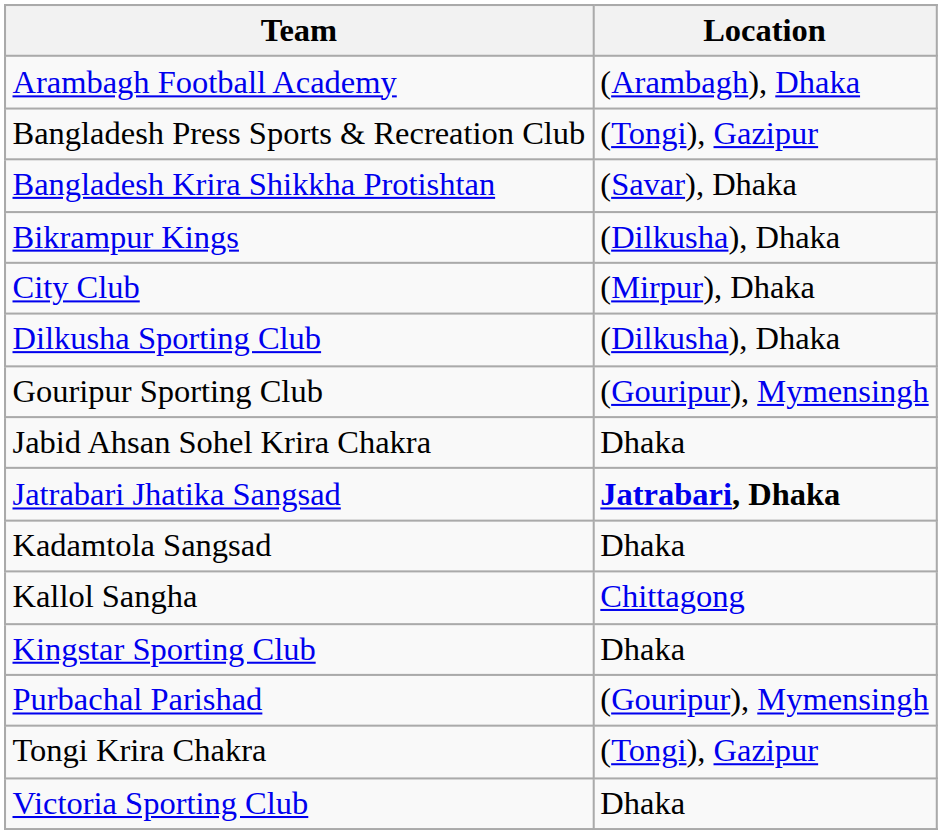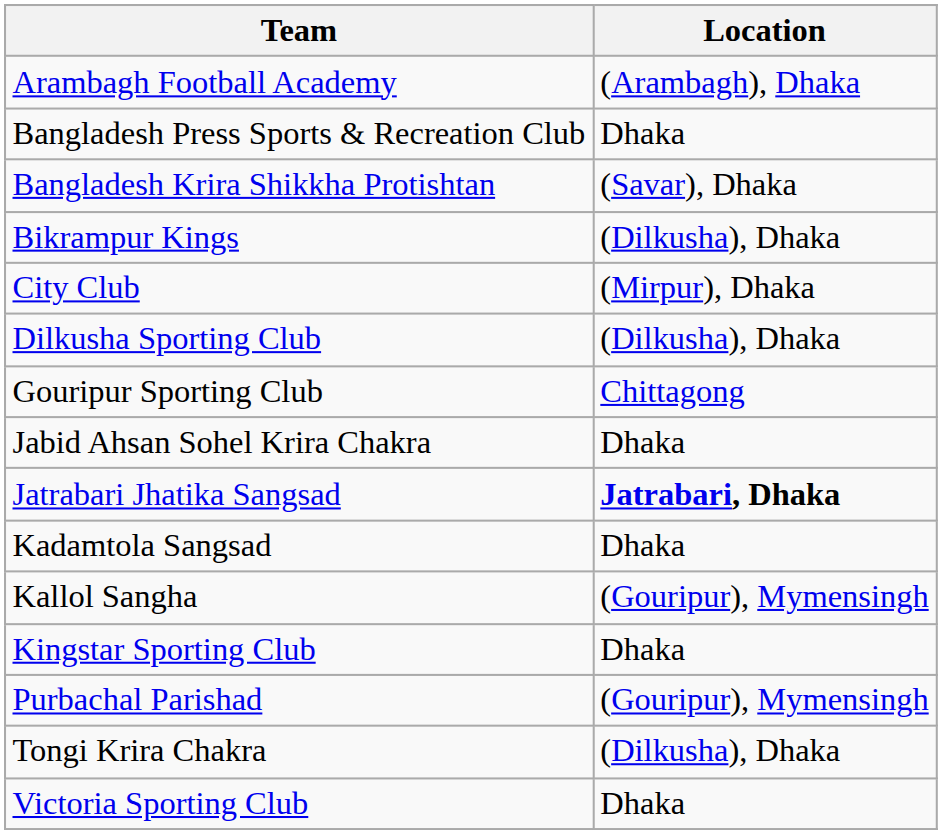(709, 133) (Tongi), Gazipur -> (643, 133) Dhaka
(765, 390) (Gouripur), Mymensingh -> (672, 390) Chittagong
(672, 596) Chittagong -> (765, 596) (Gouripur), Mymensingh
(709, 751) (Tongi), Gazipur -> (720, 751) (Dilkusha), Dhaka
